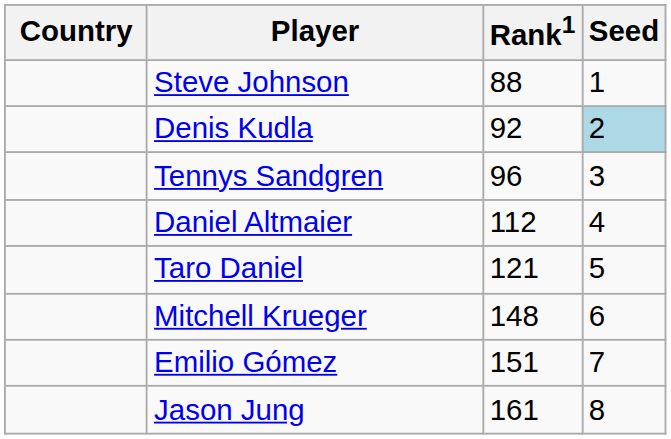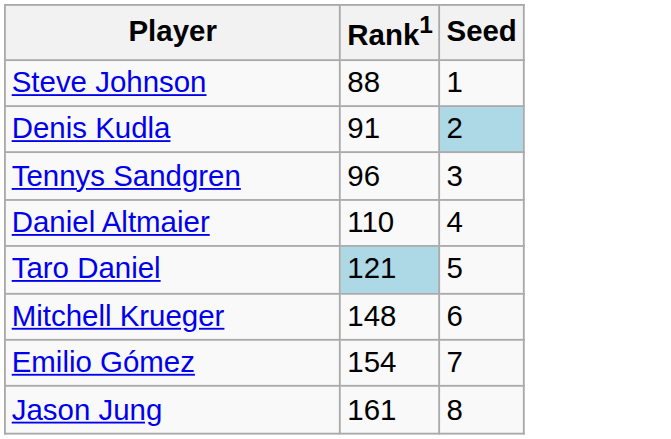- column: (76, 31)
(506, 129) 92 -> (364, 129) 91
(513, 222) 112 -> (371, 222) 110
(514, 269) no background -> (372, 269) lightblue background
(514, 362) 151 -> (372, 362) 154
